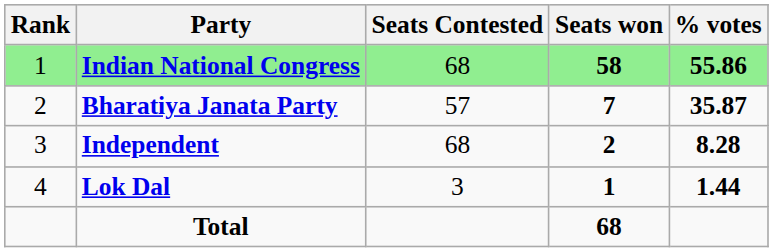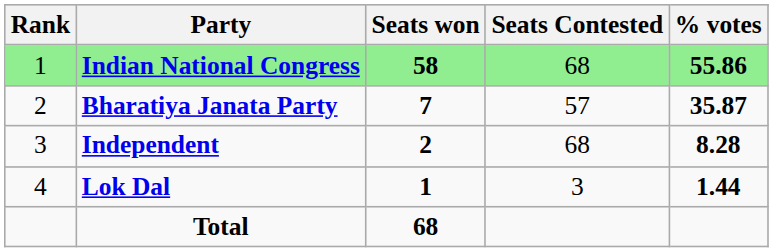columns swapped: (457, 24) <-> (609, 24)
